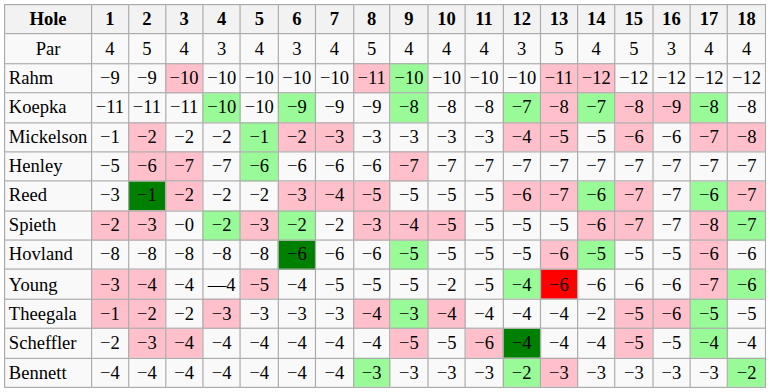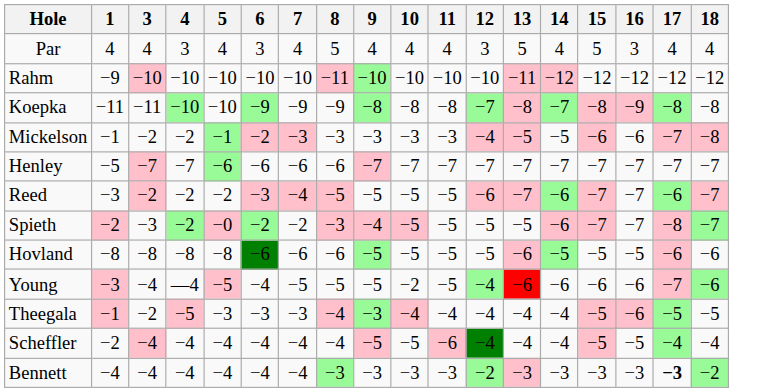- column: (147, 19)
(184, 225) −0 -> (147, 225) −3
(259, 225) −3 -> (222, 225) −0
(222, 313) −3 -> (185, 313) −5
(596, 313) −2 -> (559, 313) −4
(709, 372) normal -> (672, 372) bold
